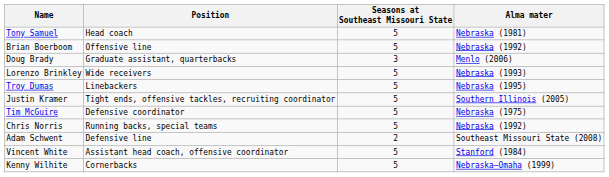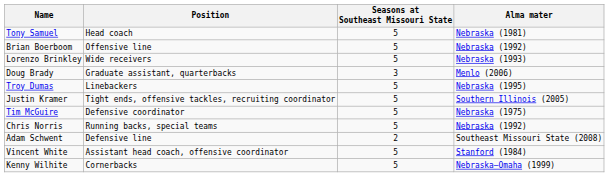rows swapped: (30, 59) <-> (44, 73)
